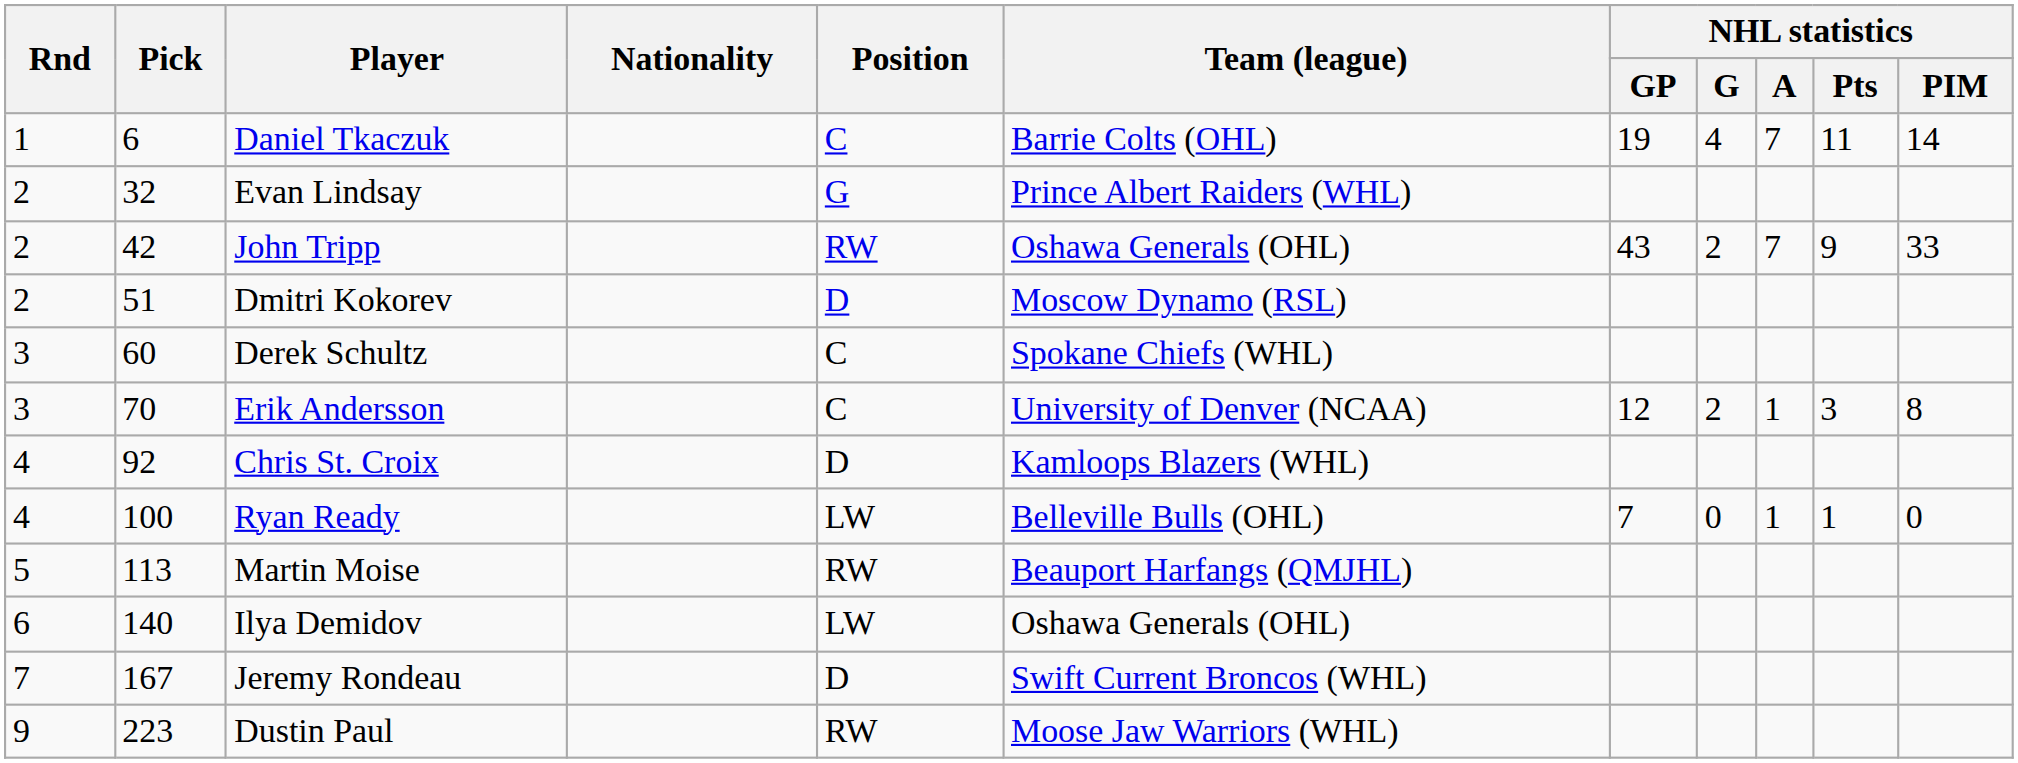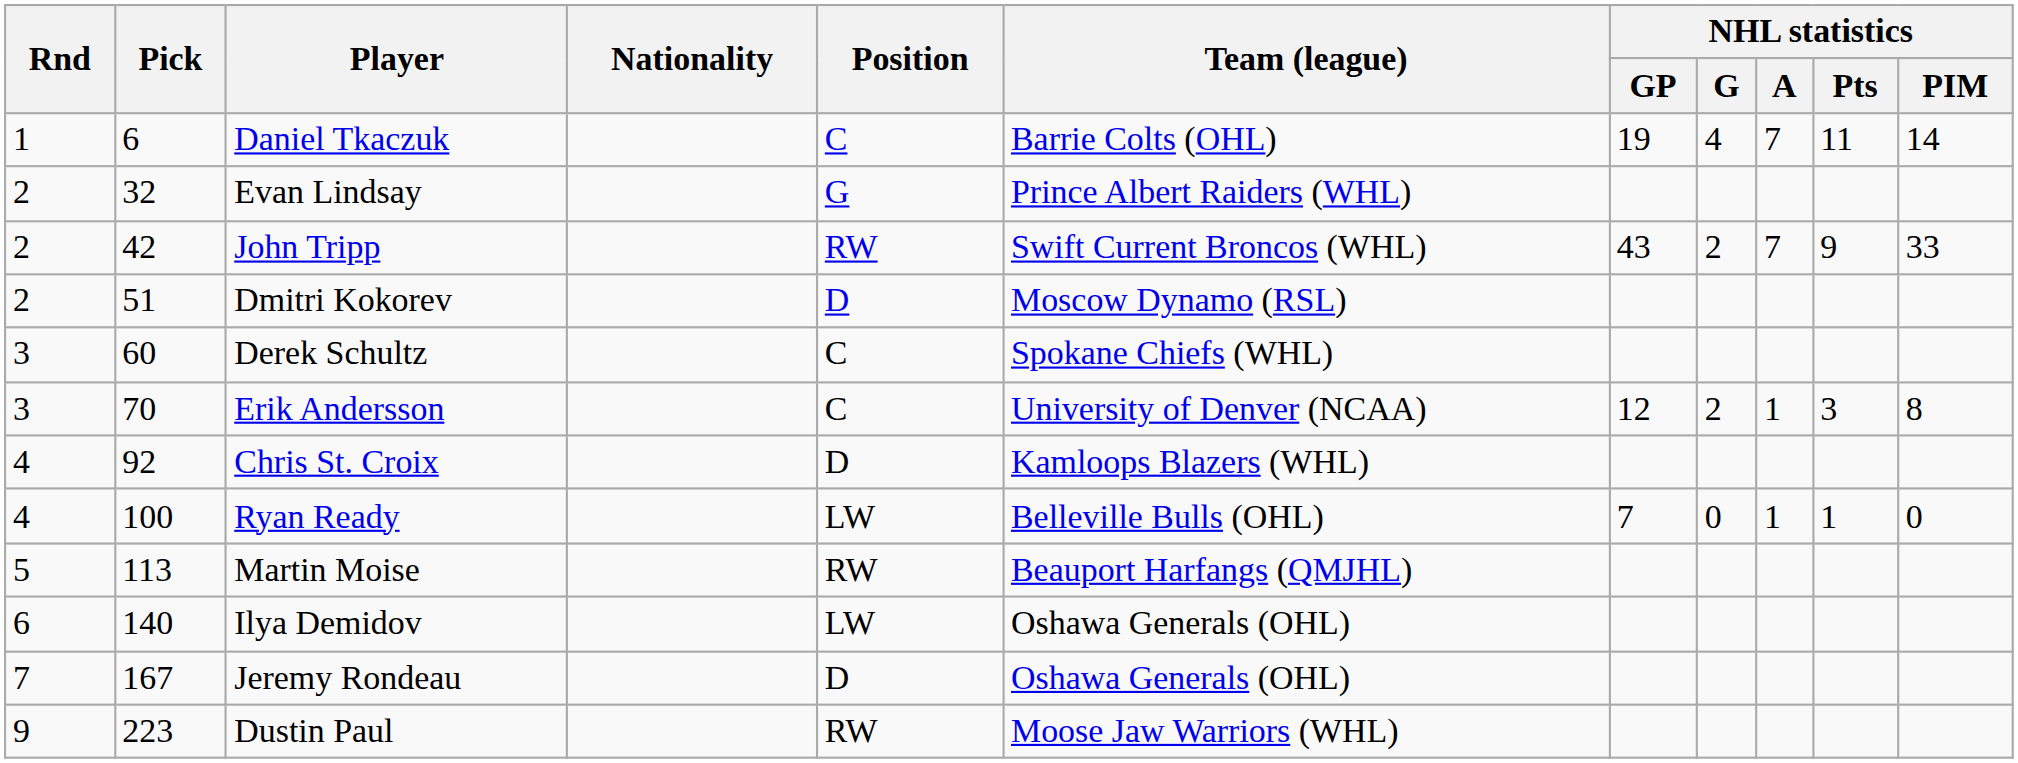(1181, 246) Oshawa Generals (OHL) -> (1219, 246) Swift Current Broncos (WHL)
(1219, 676) Swift Current Broncos (WHL) -> (1181, 676) Oshawa Generals (OHL)
